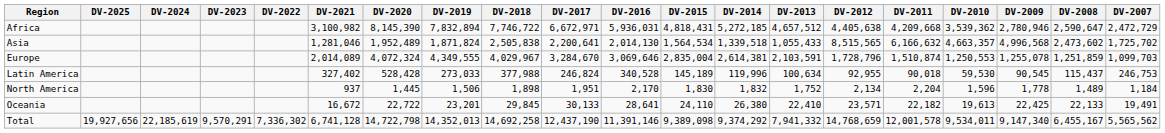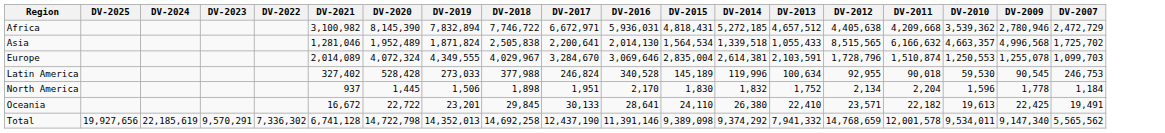- column: (1078, 12)
